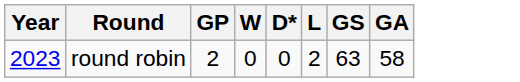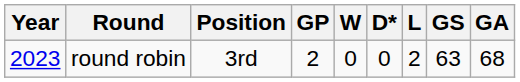+ column: (241, 22)
(392, 58) 58 -> (492, 58) 68
